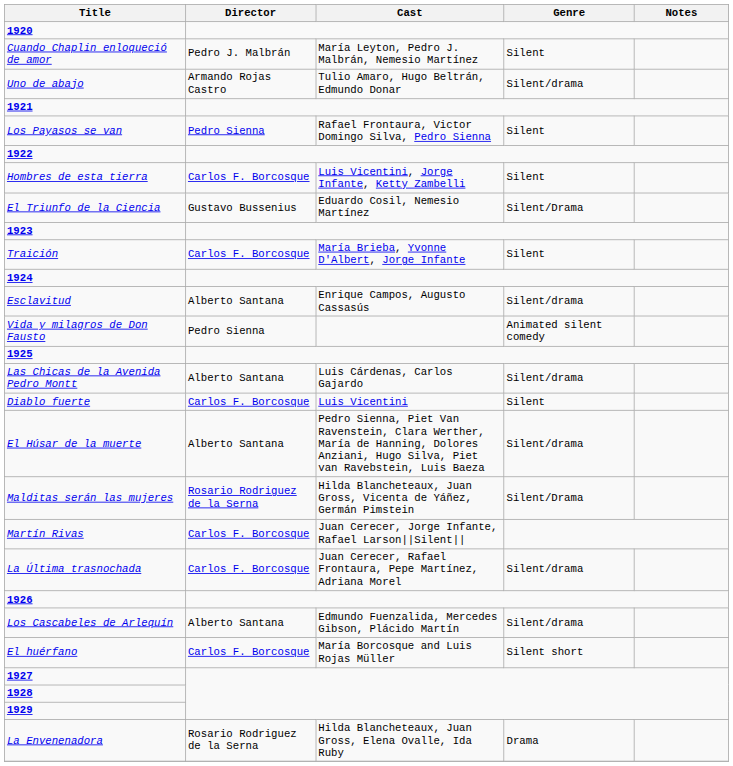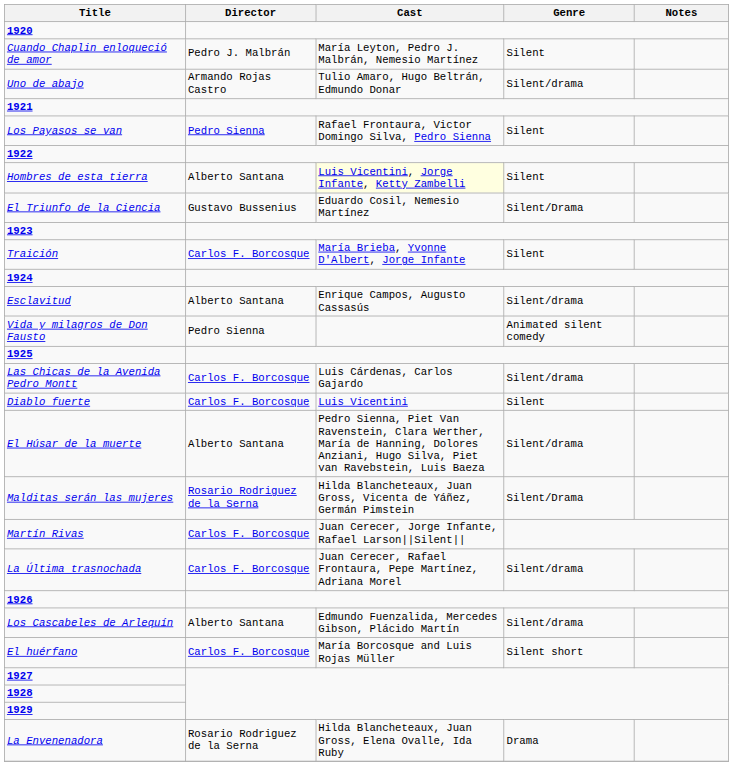(249, 178) Carlos F. Borcosque -> (236, 178) Alberto Santana
(392, 178) no background -> (392, 178) lightyellow background
(236, 378) Alberto Santana -> (249, 378) Carlos F. Borcosque
